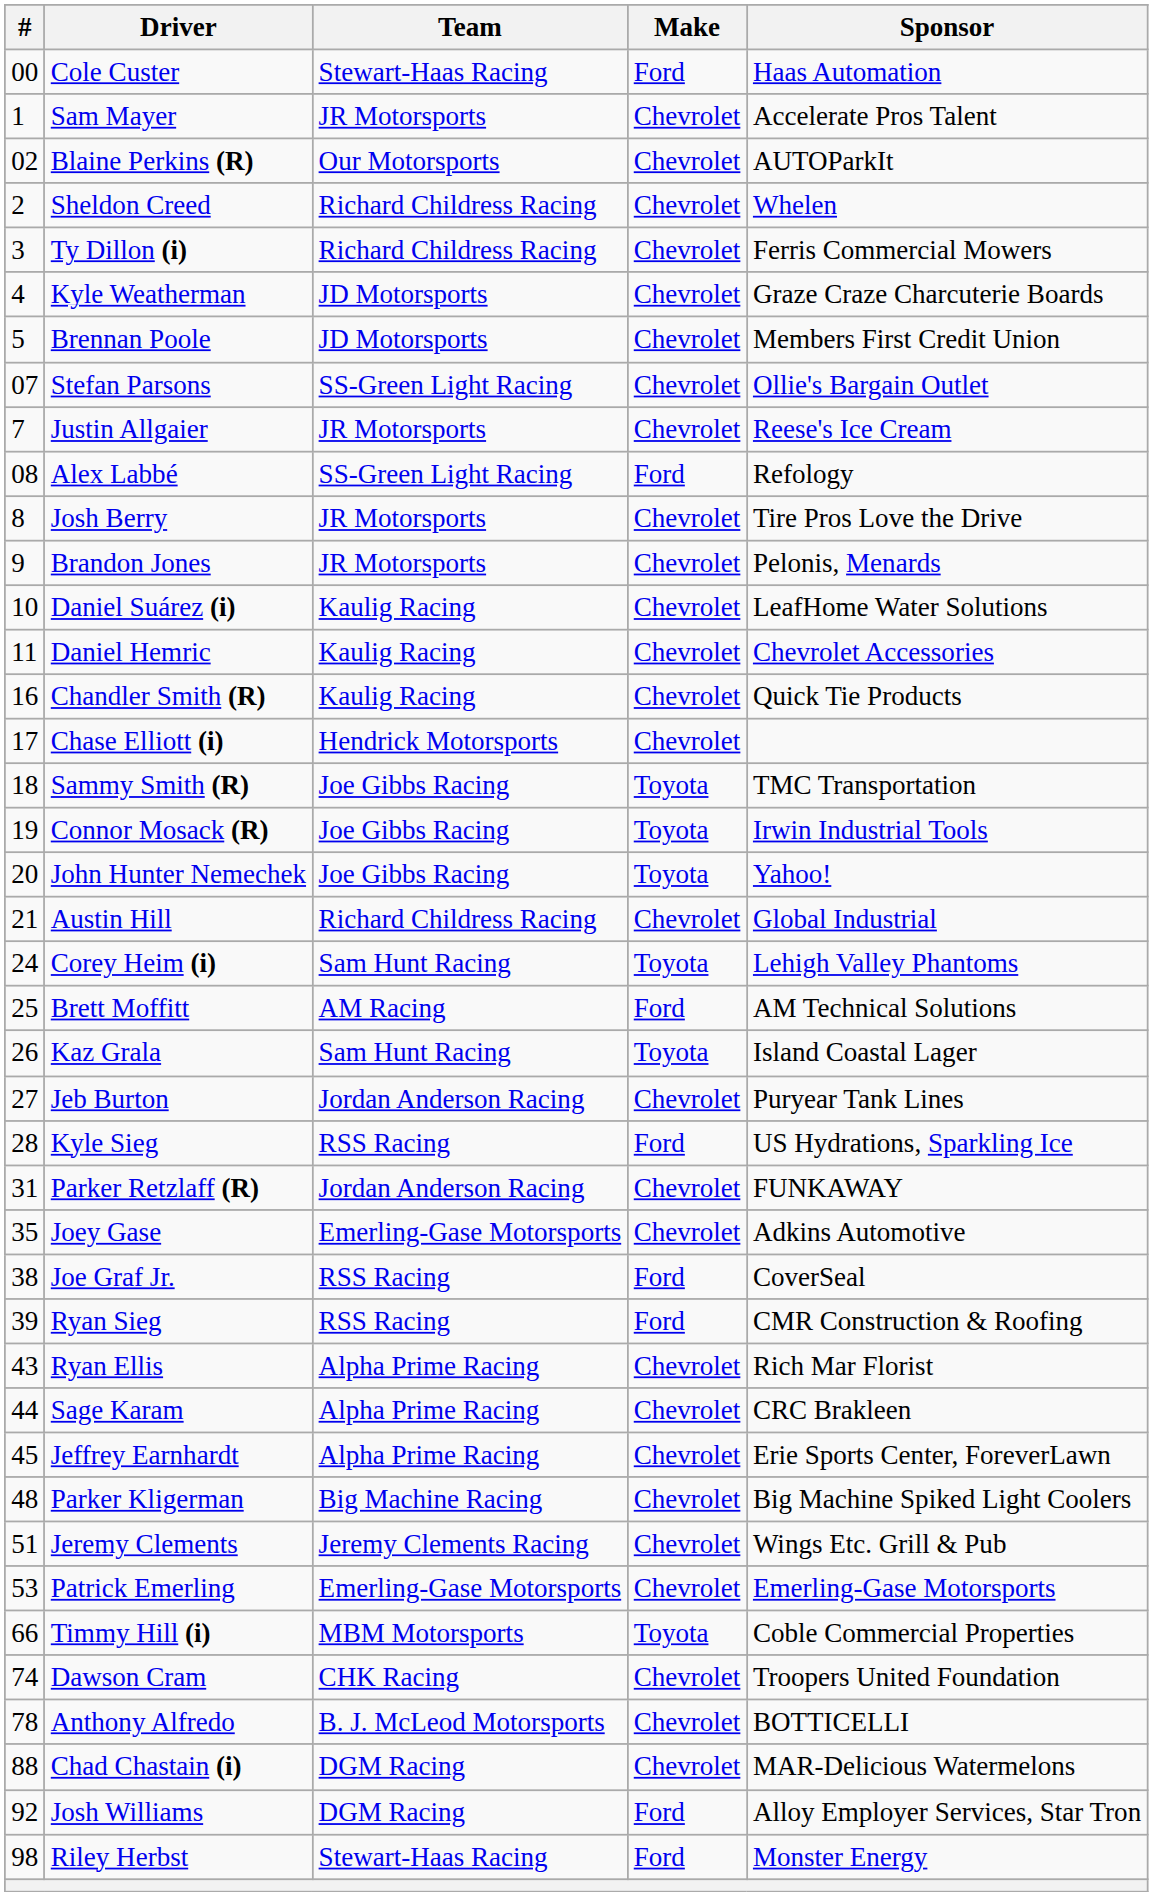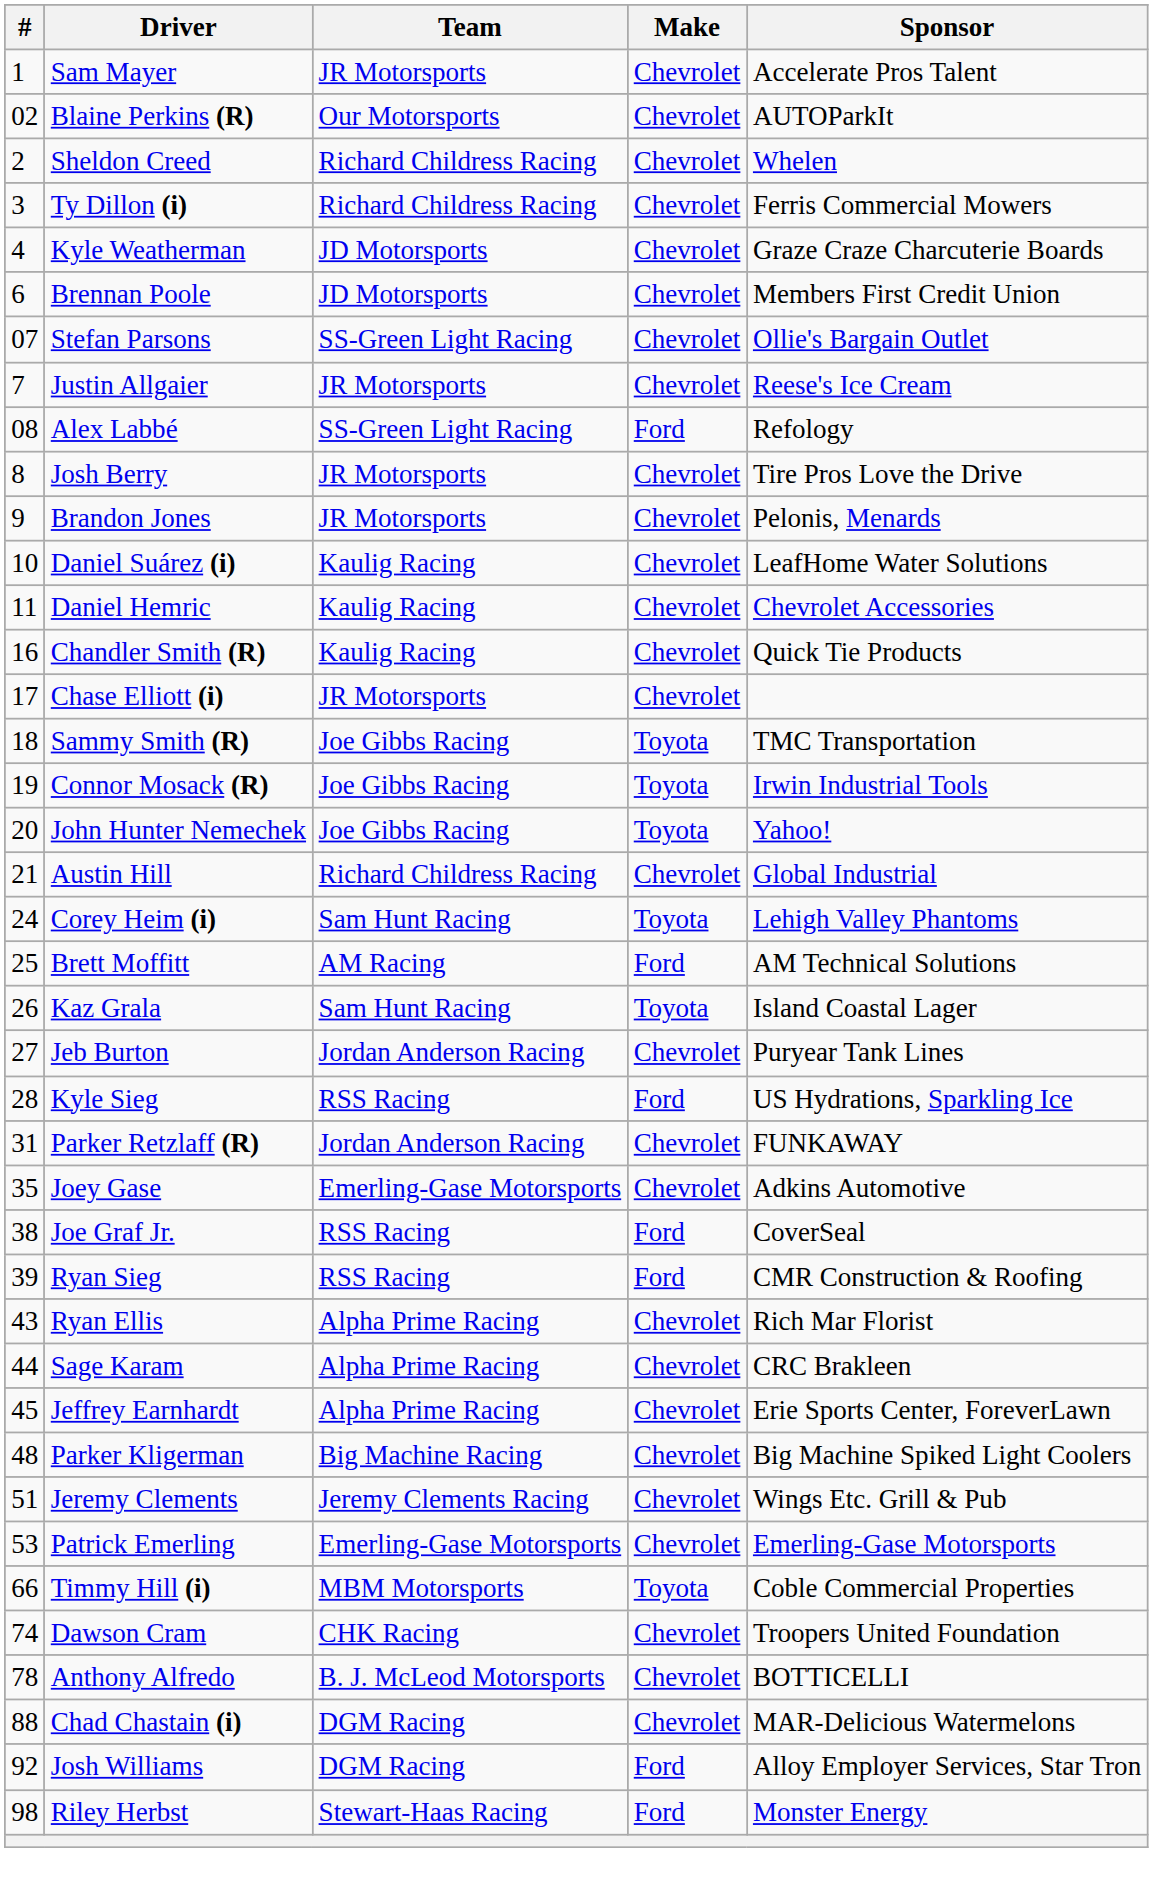- row: (115, 71)
(18, 339) 5 -> (18, 294) 6
(438, 740) Hendrick Motorsports -> (402, 696) JR Motorsports
